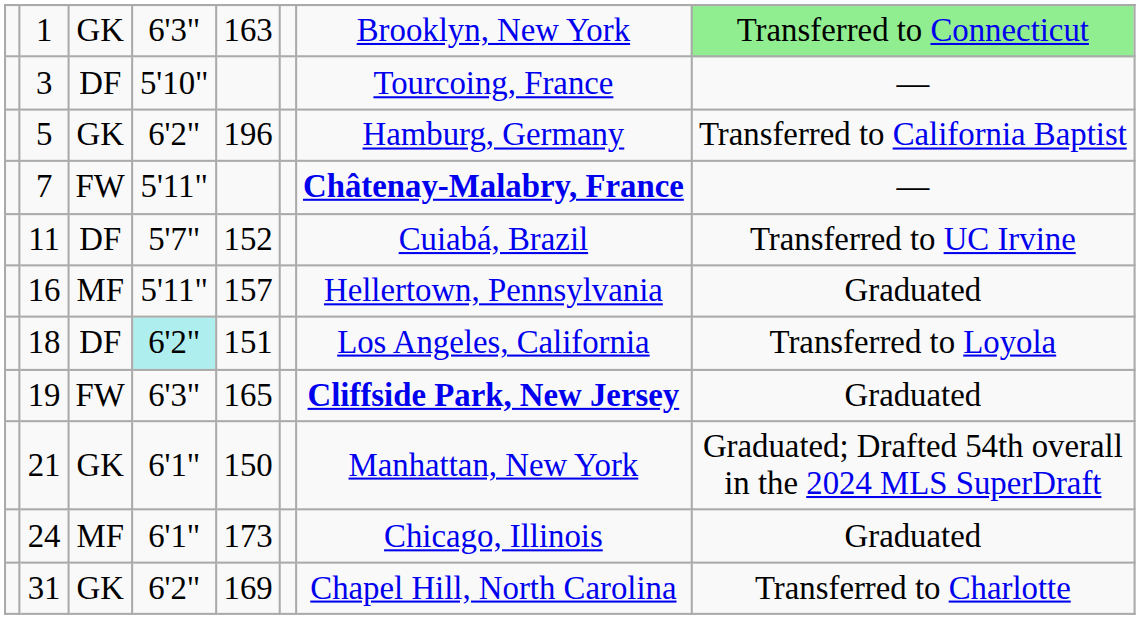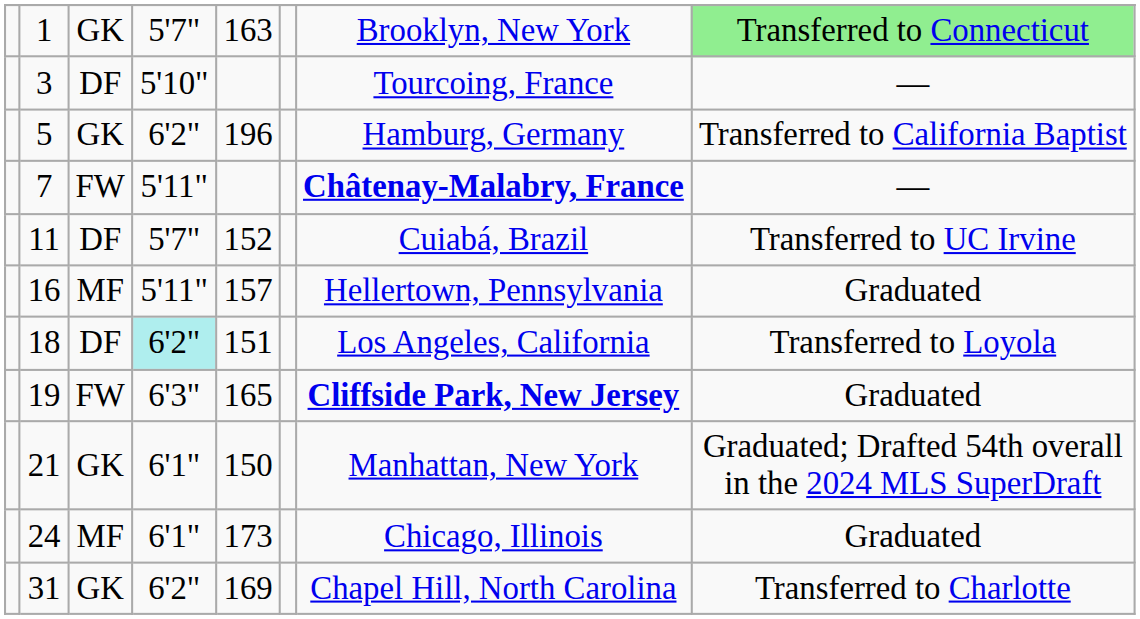(174, 30) 6'3" -> (174, 30) 5'7"
